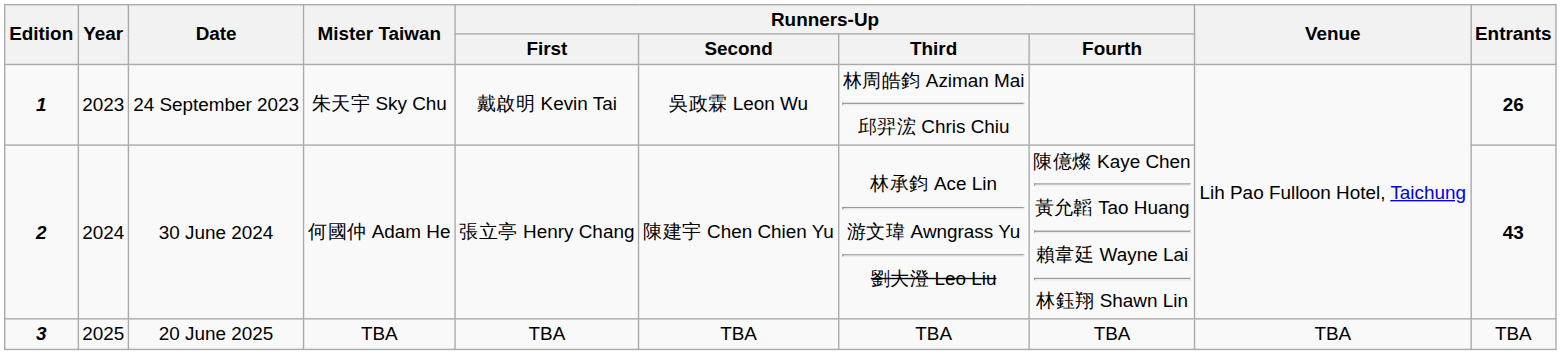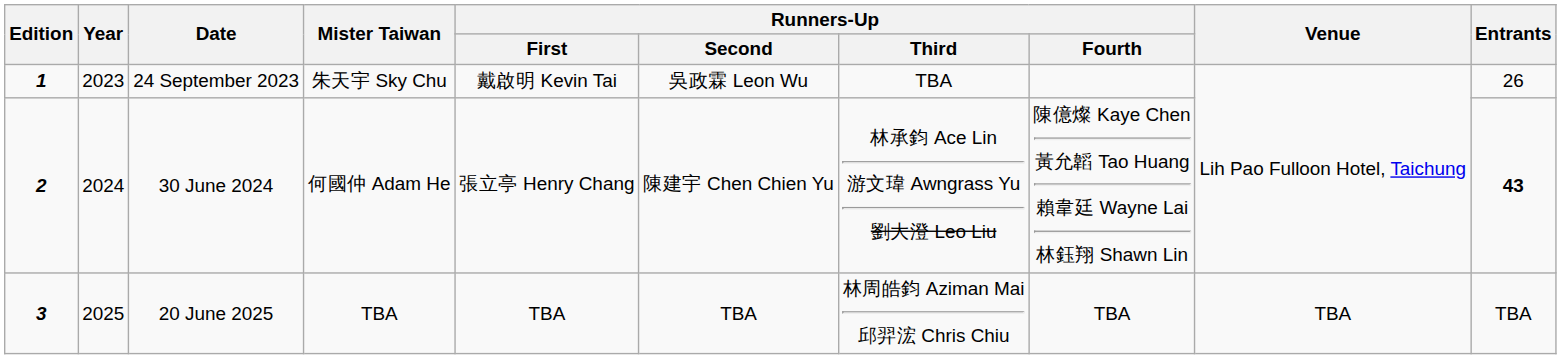(934, 104) 林周皓鈞 Aziman Mai 邱羿浤 Chris Chiu -> (934, 81) TBA
(1513, 104) bold -> (1513, 81) normal
(934, 334) TBA -> (934, 312) 林周皓鈞 Aziman Mai 邱羿浤 Chris Chiu
